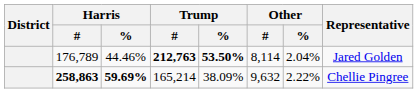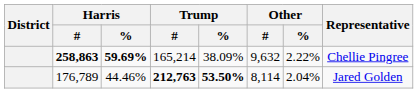rows swapped: (77, 77) <-> (77, 56)
